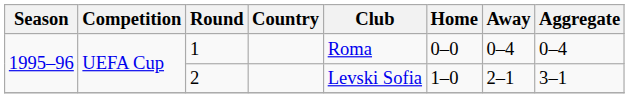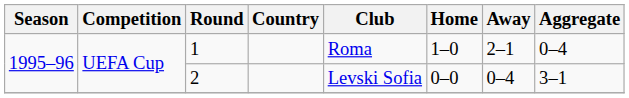(445, 48) 0–0 -> (445, 48) 1–0
(500, 48) 0–4 -> (500, 48) 2–1
(445, 78) 1–0 -> (445, 78) 0–0
(500, 78) 2–1 -> (500, 78) 0–4
